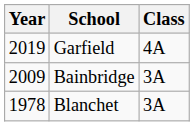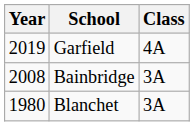(27, 76) 2009 -> (27, 76) 2008
(27, 105) 1978 -> (27, 105) 1980
